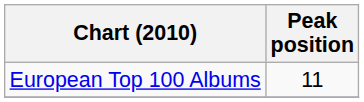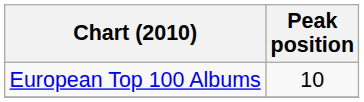(312, 79) 11 -> (312, 79) 10
